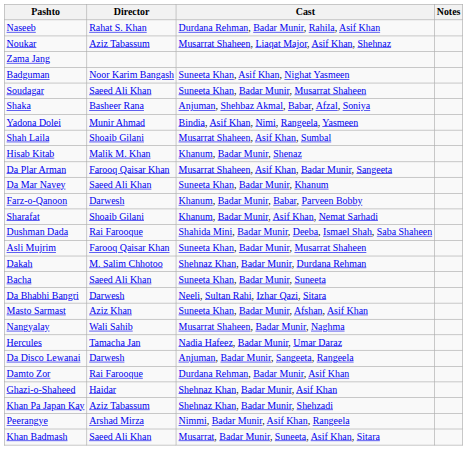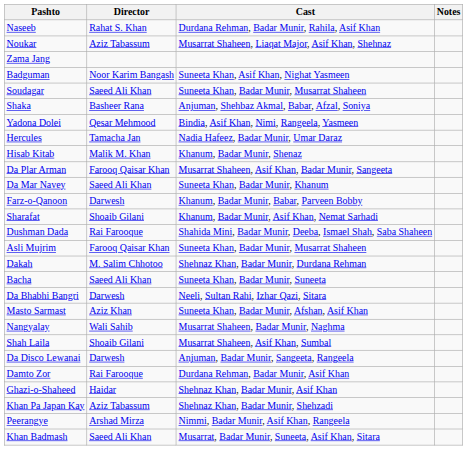(117, 122) Munir Ahmad -> (122, 122) Qesar Mehmood
rows swapped: (24, 342) <-> (28, 138)
